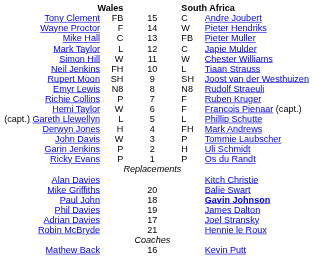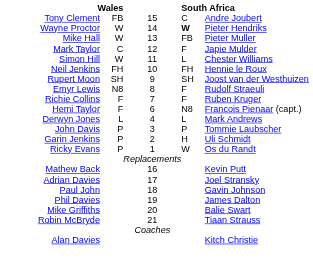(121, 28) F -> (119, 28) W
(186, 28) normal -> (186, 28) bold
(120, 38) C -> (119, 38) W
(121, 48) L -> (120, 48) C
(185, 48) C -> (184, 48) F
(186, 58) W -> (184, 58) L
(184, 69) L -> (187, 69) FH
(233, 69) Tiaan Strauss -> (236, 69) Hennie le Roux
(187, 89) N8 -> (184, 89) F
(120, 99) P -> (121, 99) F
(119, 109) W -> (121, 109) F
(184, 109) F -> (187, 109) N8
- row: (52, 119)
(120, 129) H -> (121, 119) L
(187, 129) FH -> (184, 119) L
(119, 139) W -> (120, 129) P
(184, 159) P -> (186, 149) W
rows swapped: (73, 250) <-> (76, 179)
rows swapped: (72, 220) <-> (74, 189)
(238, 200) bold -> (235, 189) normal
(236, 230) Hennie le Roux -> (233, 220) Tiaan Strauss
